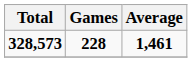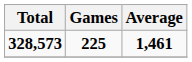(94, 43) 228 -> (94, 43) 225
